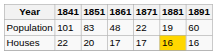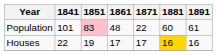(89, 27) no background -> (89, 27) pink background
(167, 27) 19 -> (167, 27) 60
(194, 27) 60 -> (194, 27) 61
(89, 43) 20 -> (89, 43) 19
